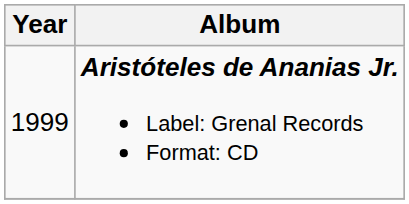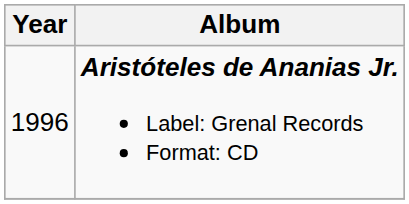(40, 121) 1999 -> (40, 121) 1996
